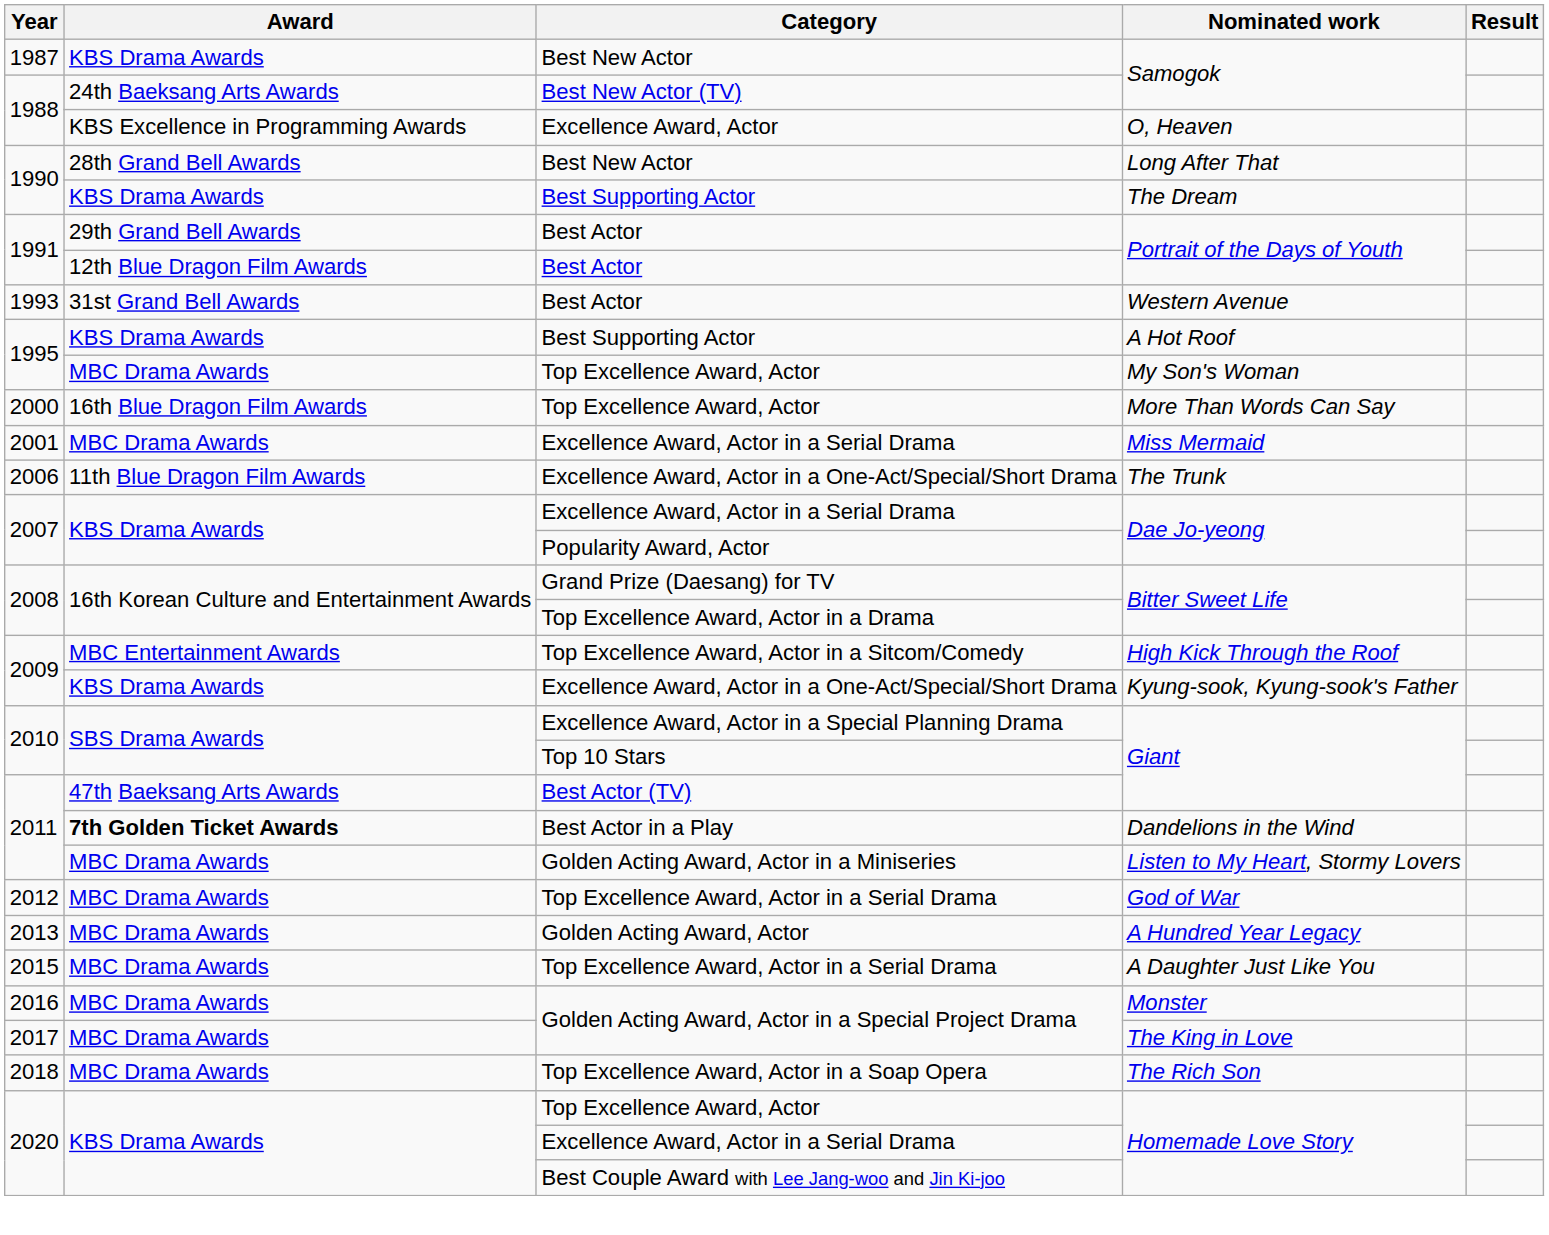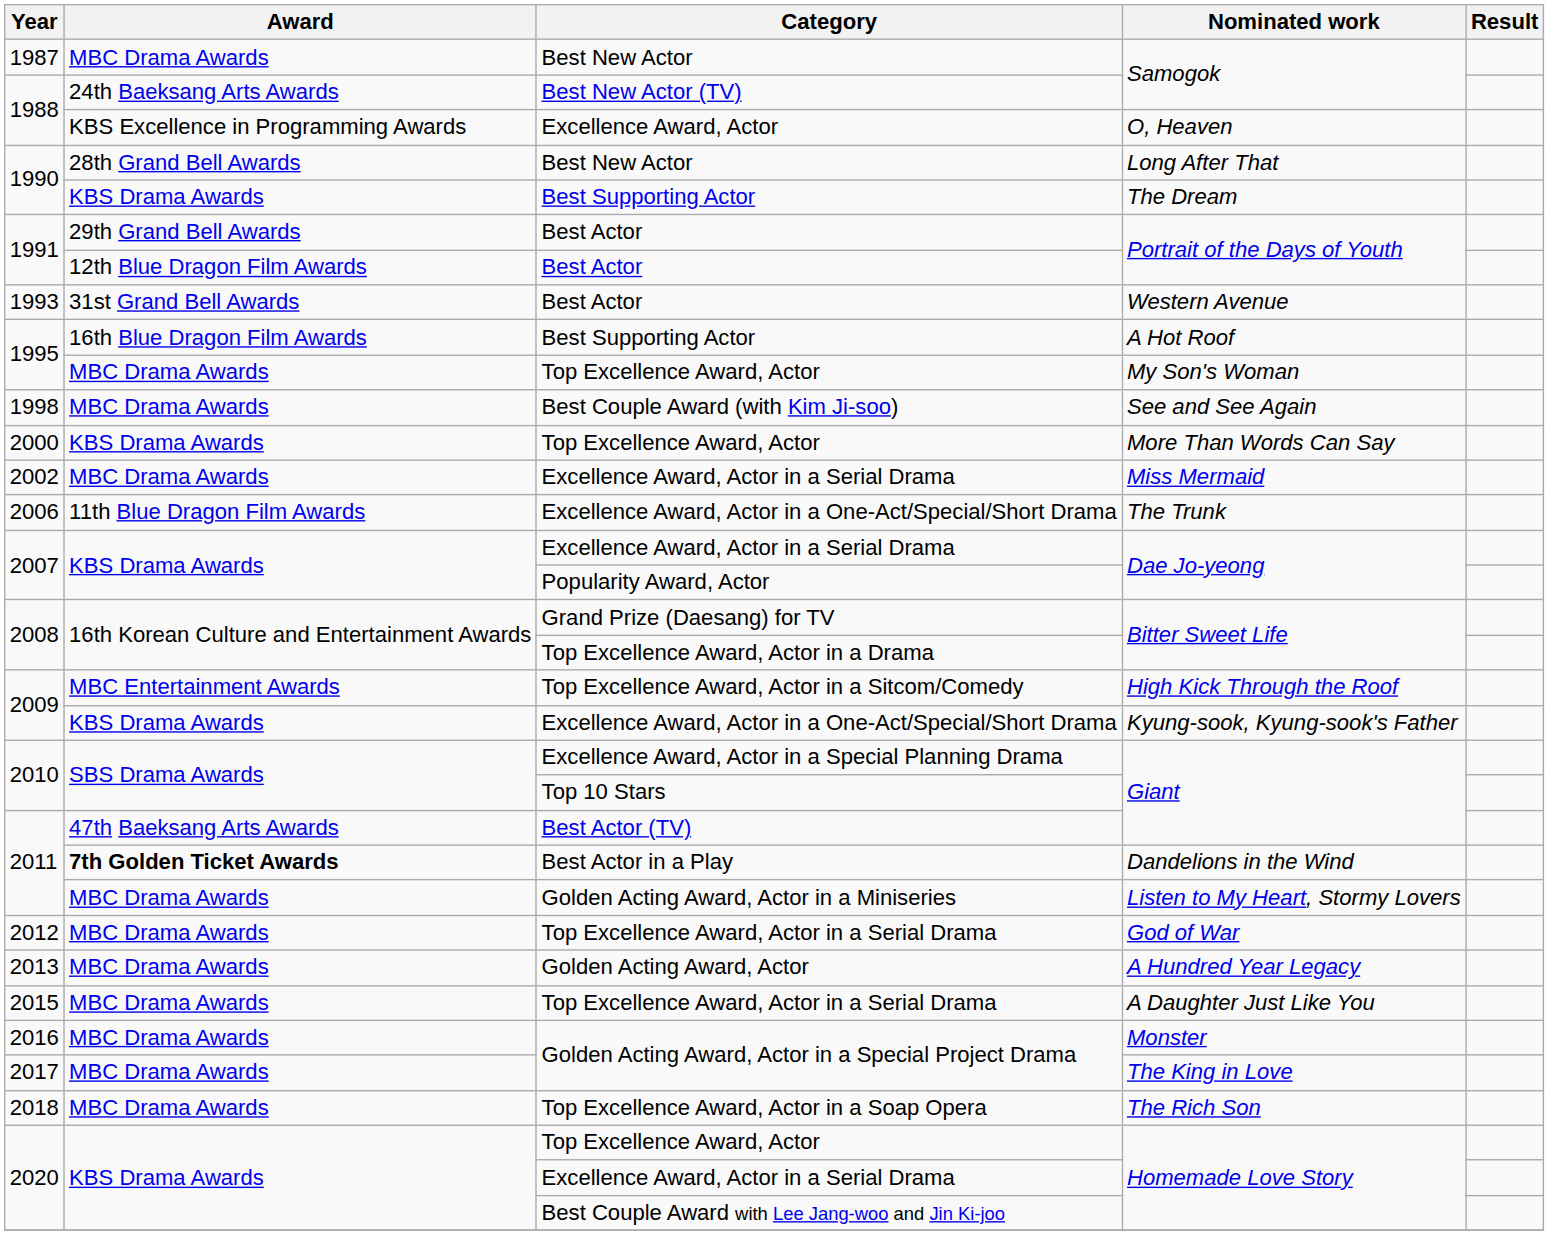(166, 57) KBS Drama Awards -> (169, 57) MBC Drama Awards
(166, 337) KBS Drama Awards -> (218, 337) 16th Blue Dragon Film Awards
+ row: (720, 407)
(218, 407) 16th Blue Dragon Film Awards -> (166, 442) KBS Drama Awards
(34, 442) 2001 -> (34, 477) 2002
